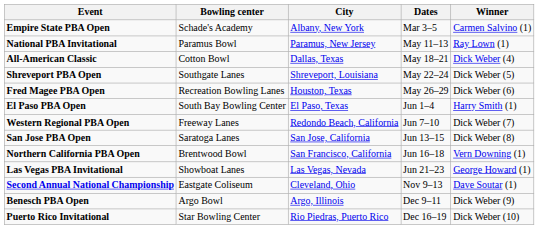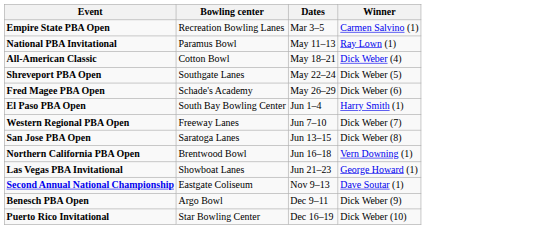- column: (344, 12)
(216, 28) Schade's Academy -> (231, 28) Recreation Bowling Lanes
(231, 91) Recreation Bowling Lanes -> (216, 91) Schade's Academy
